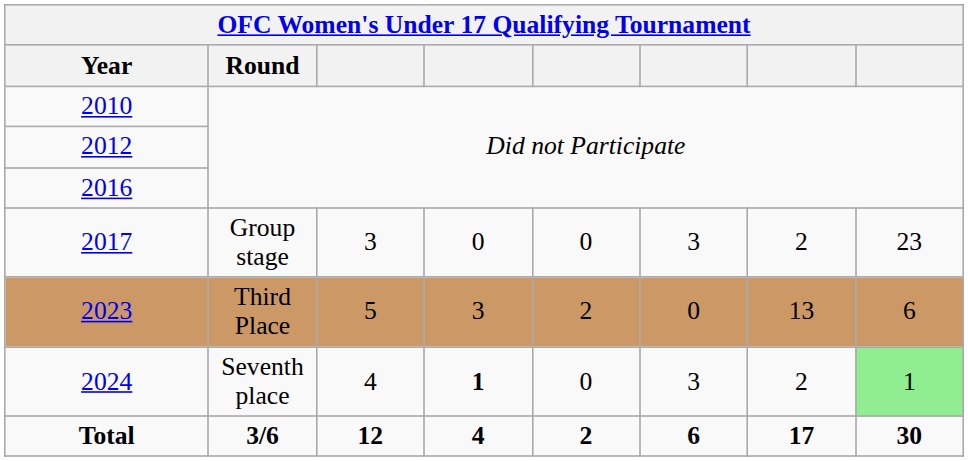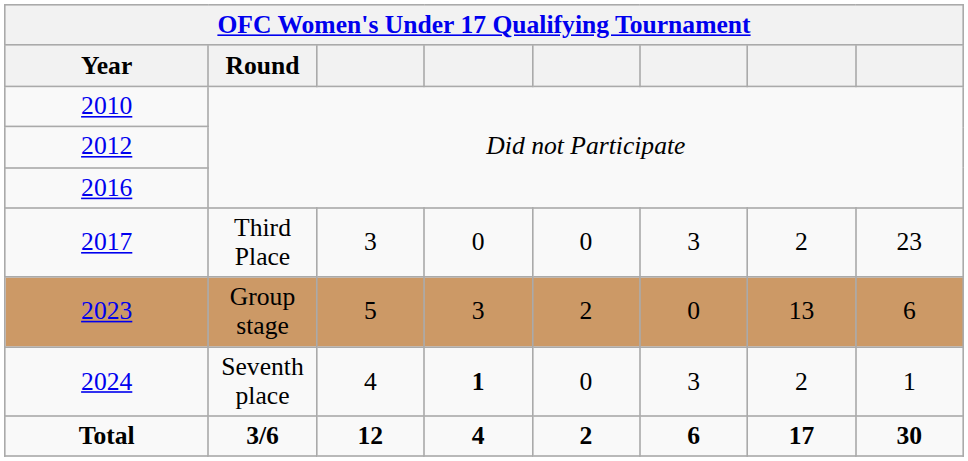(262, 242) Group stage -> (262, 242) Third Place
(262, 311) Third Place -> (262, 311) Group stage
(909, 380) lightgreen background -> (909, 380) no background
